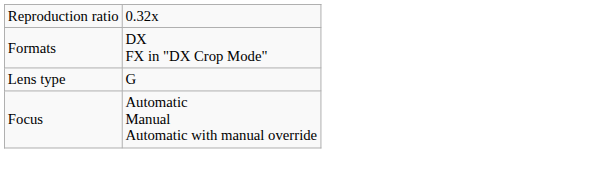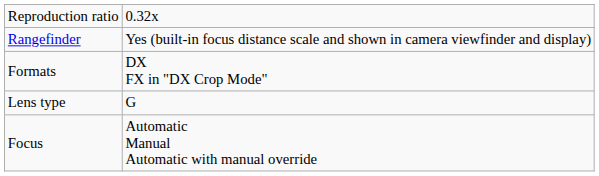+ row: (44, 39)
